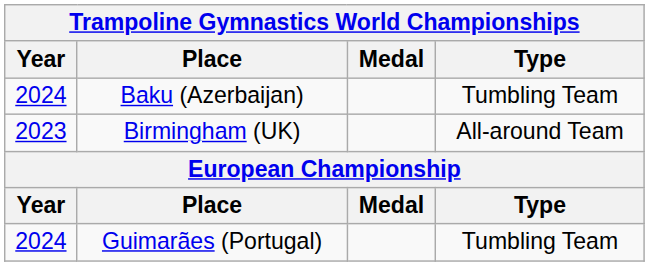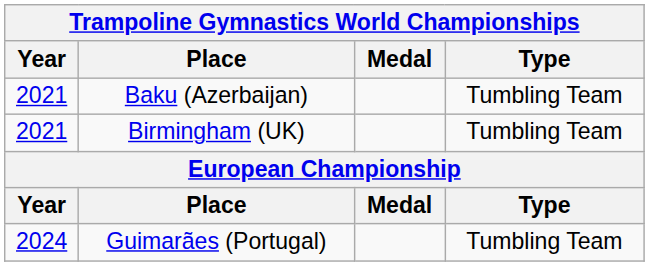(41, 95) 2024 -> (42, 95) 2021
(41, 132) 2023 -> (42, 132) 2021
(540, 132) All-around Team -> (544, 132) Tumbling Team
